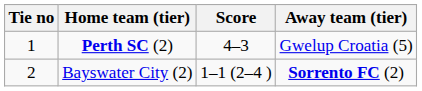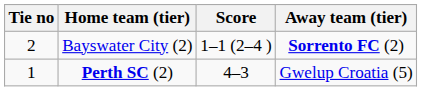rows swapped: (127, 45) <-> (127, 72)
